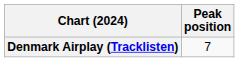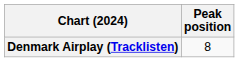(208, 47) 7 -> (208, 47) 8
